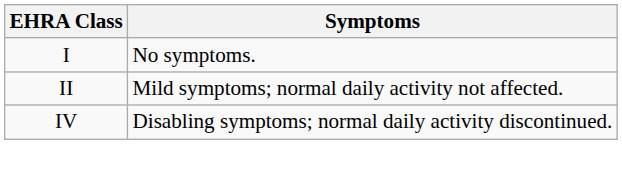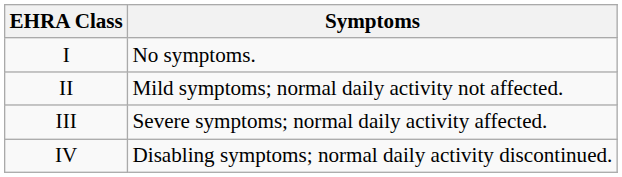+ row: (66, 121)
